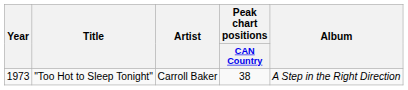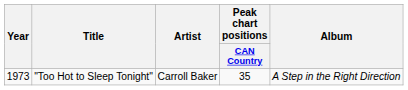(245, 76) 38 -> (245, 76) 35
